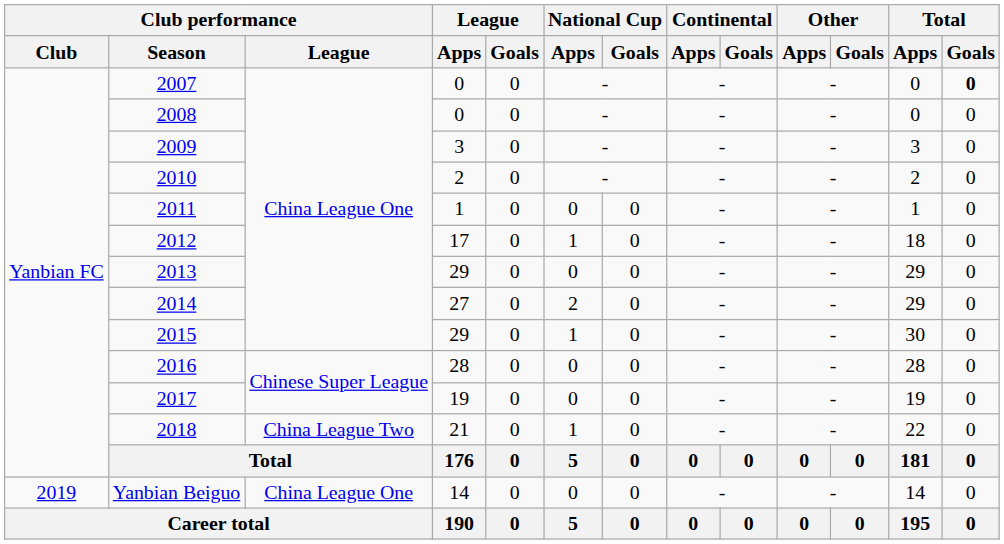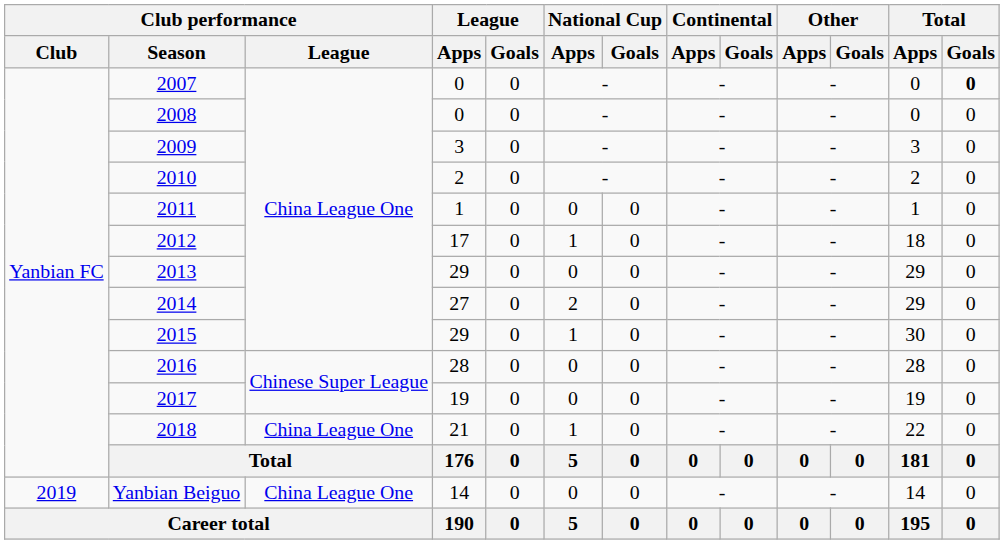(339, 429) China League Two -> (339, 429) China League One
